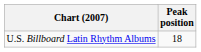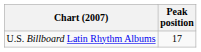(177, 39) 18 -> (177, 39) 17
